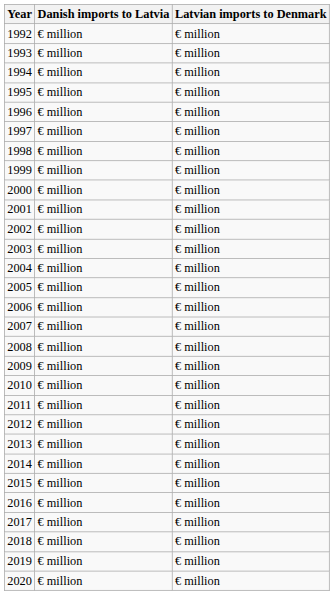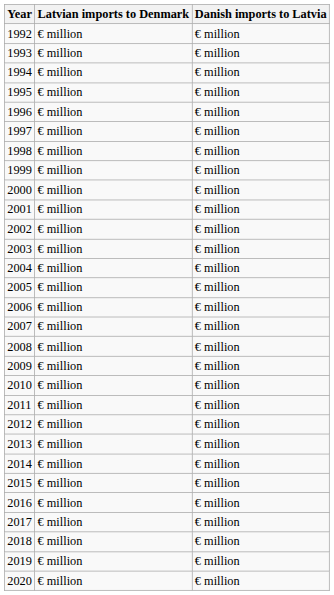columns swapped: (251, 14) <-> (103, 14)
